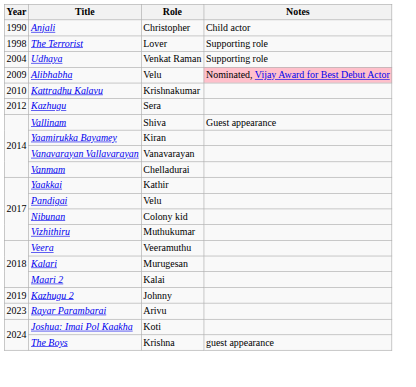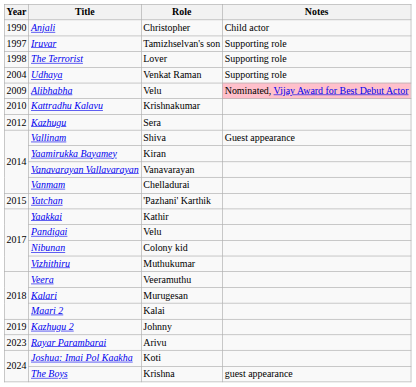+ row: (44, 43)
+ row: (47, 201)
